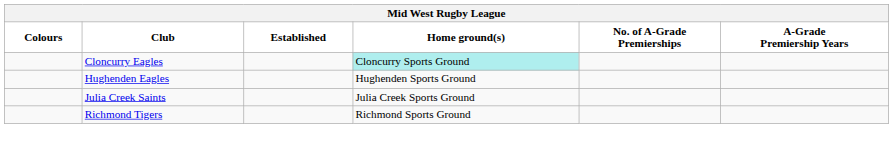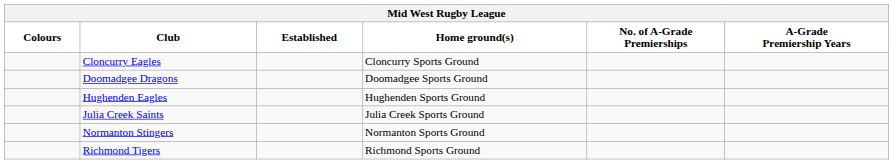(412, 61) paleturquoise background -> (422, 61) no background
+ row: (130, 79)
+ row: (128, 132)
